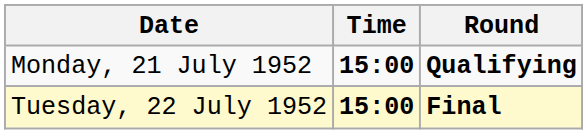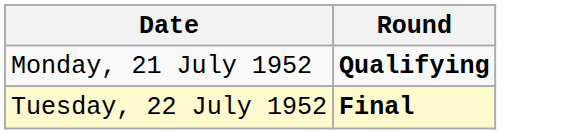- column: (377, 25)
